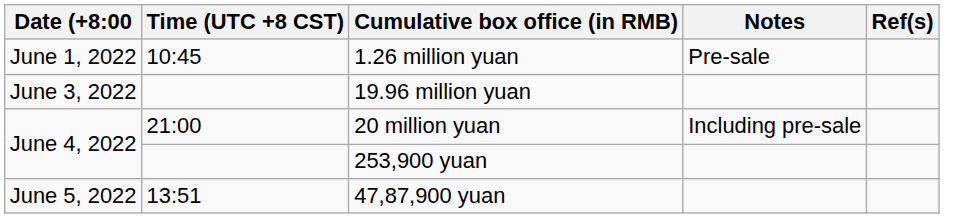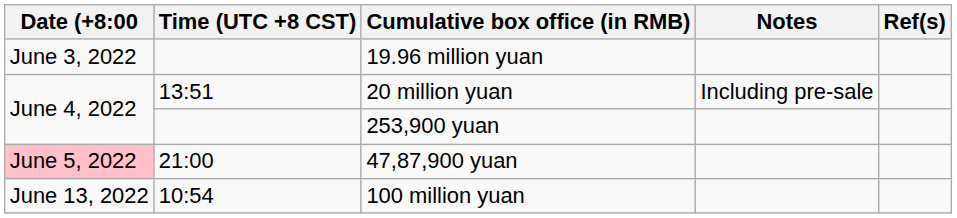- row: (436, 56)
(174, 126) 21:00 -> (186, 91) 13:51
(73, 195) no background -> (73, 160) pink background
(174, 195) 13:51 -> (186, 160) 21:00
+ row: (446, 195)
